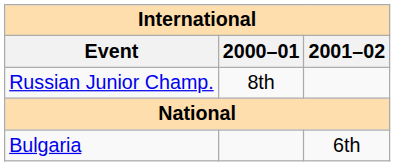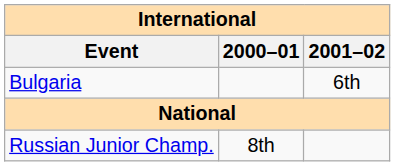rows swapped: (45, 144) <-> (111, 82)
